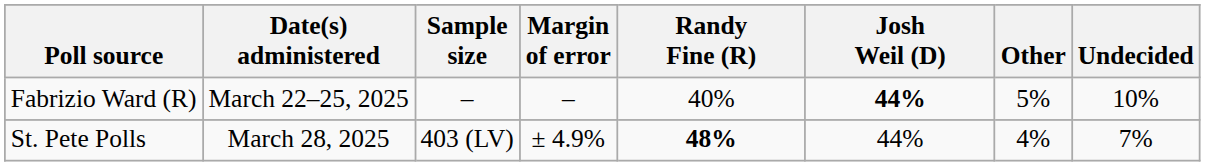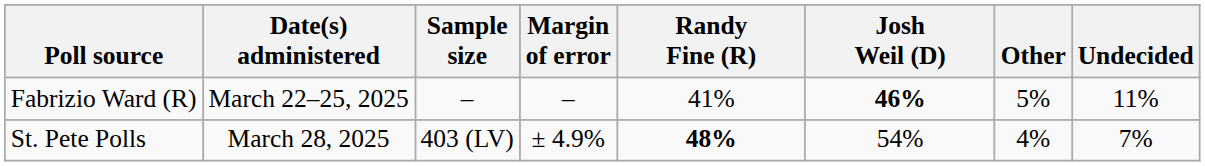(711, 98) 40% -> (711, 98) 41%
(900, 98) 44% -> (900, 98) 46%
(1136, 98) 10% -> (1136, 98) 11%
(900, 140) 44% -> (900, 140) 54%
